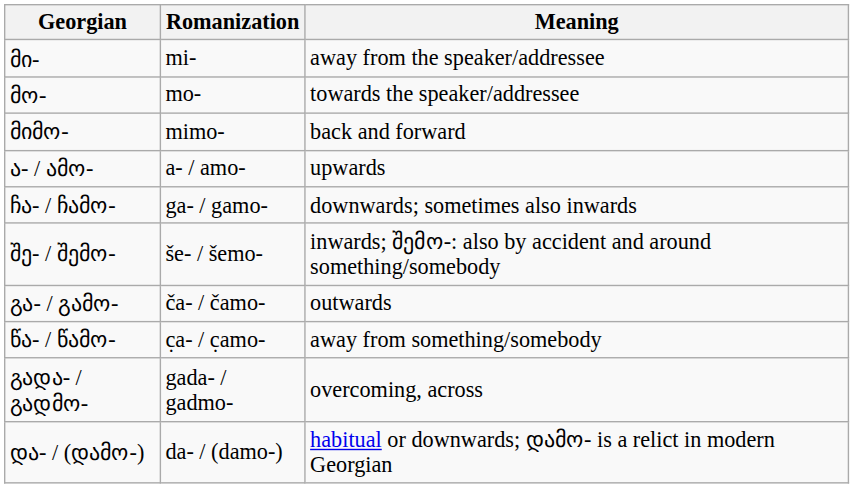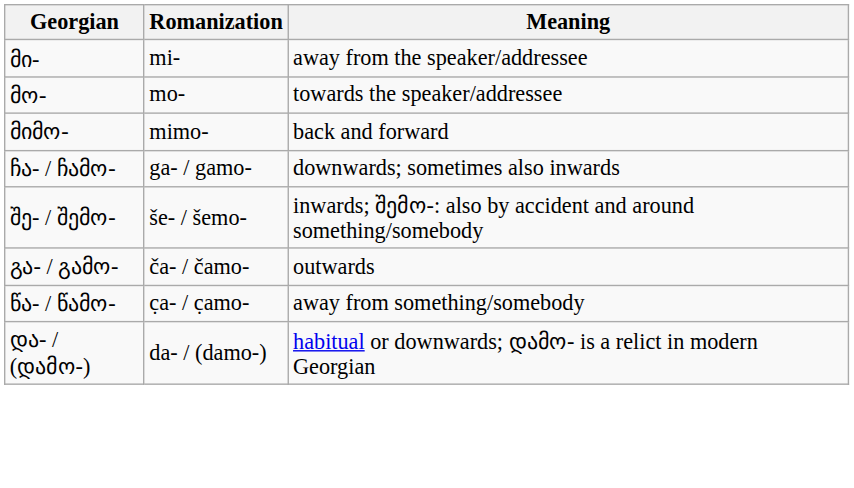- row: (52, 168)
- row: (49, 390)
